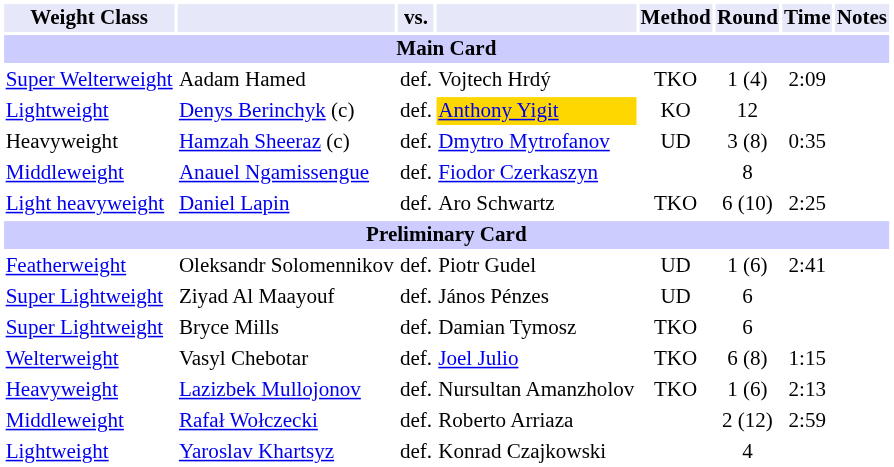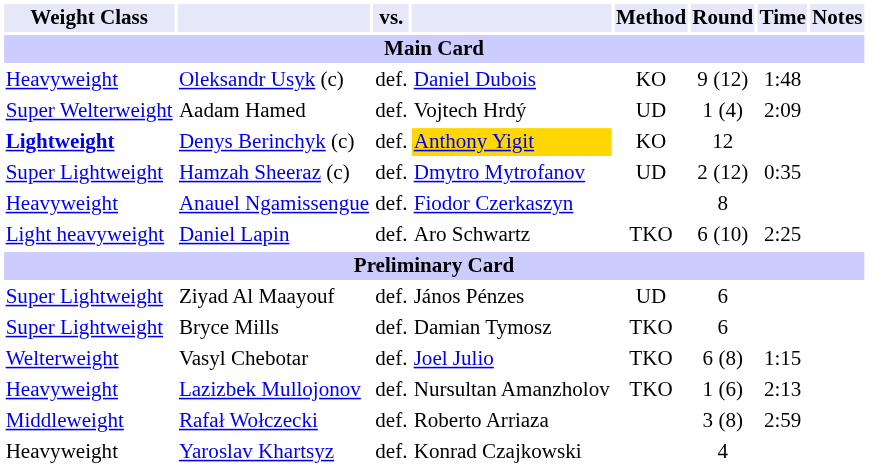+ row: (261, 79)
(676, 79) TKO -> (651, 110) UD
(57, 110) normal -> (60, 141) bold
(62, 141) Heavyweight -> (84, 172) Super Lightweight
(747, 141) 3 (8) -> (723, 172) 2 (12)
(65, 172) Middleweight -> (62, 203) Heavyweight
- row: (286, 265)
(747, 420) 2 (12) -> (723, 420) 3 (8)
(57, 451) Lightweight -> (62, 451) Heavyweight
